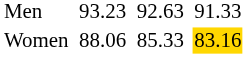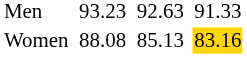(103, 40) 88.06 -> (103, 40) 88.08
(160, 40) 85.33 -> (160, 40) 85.13
